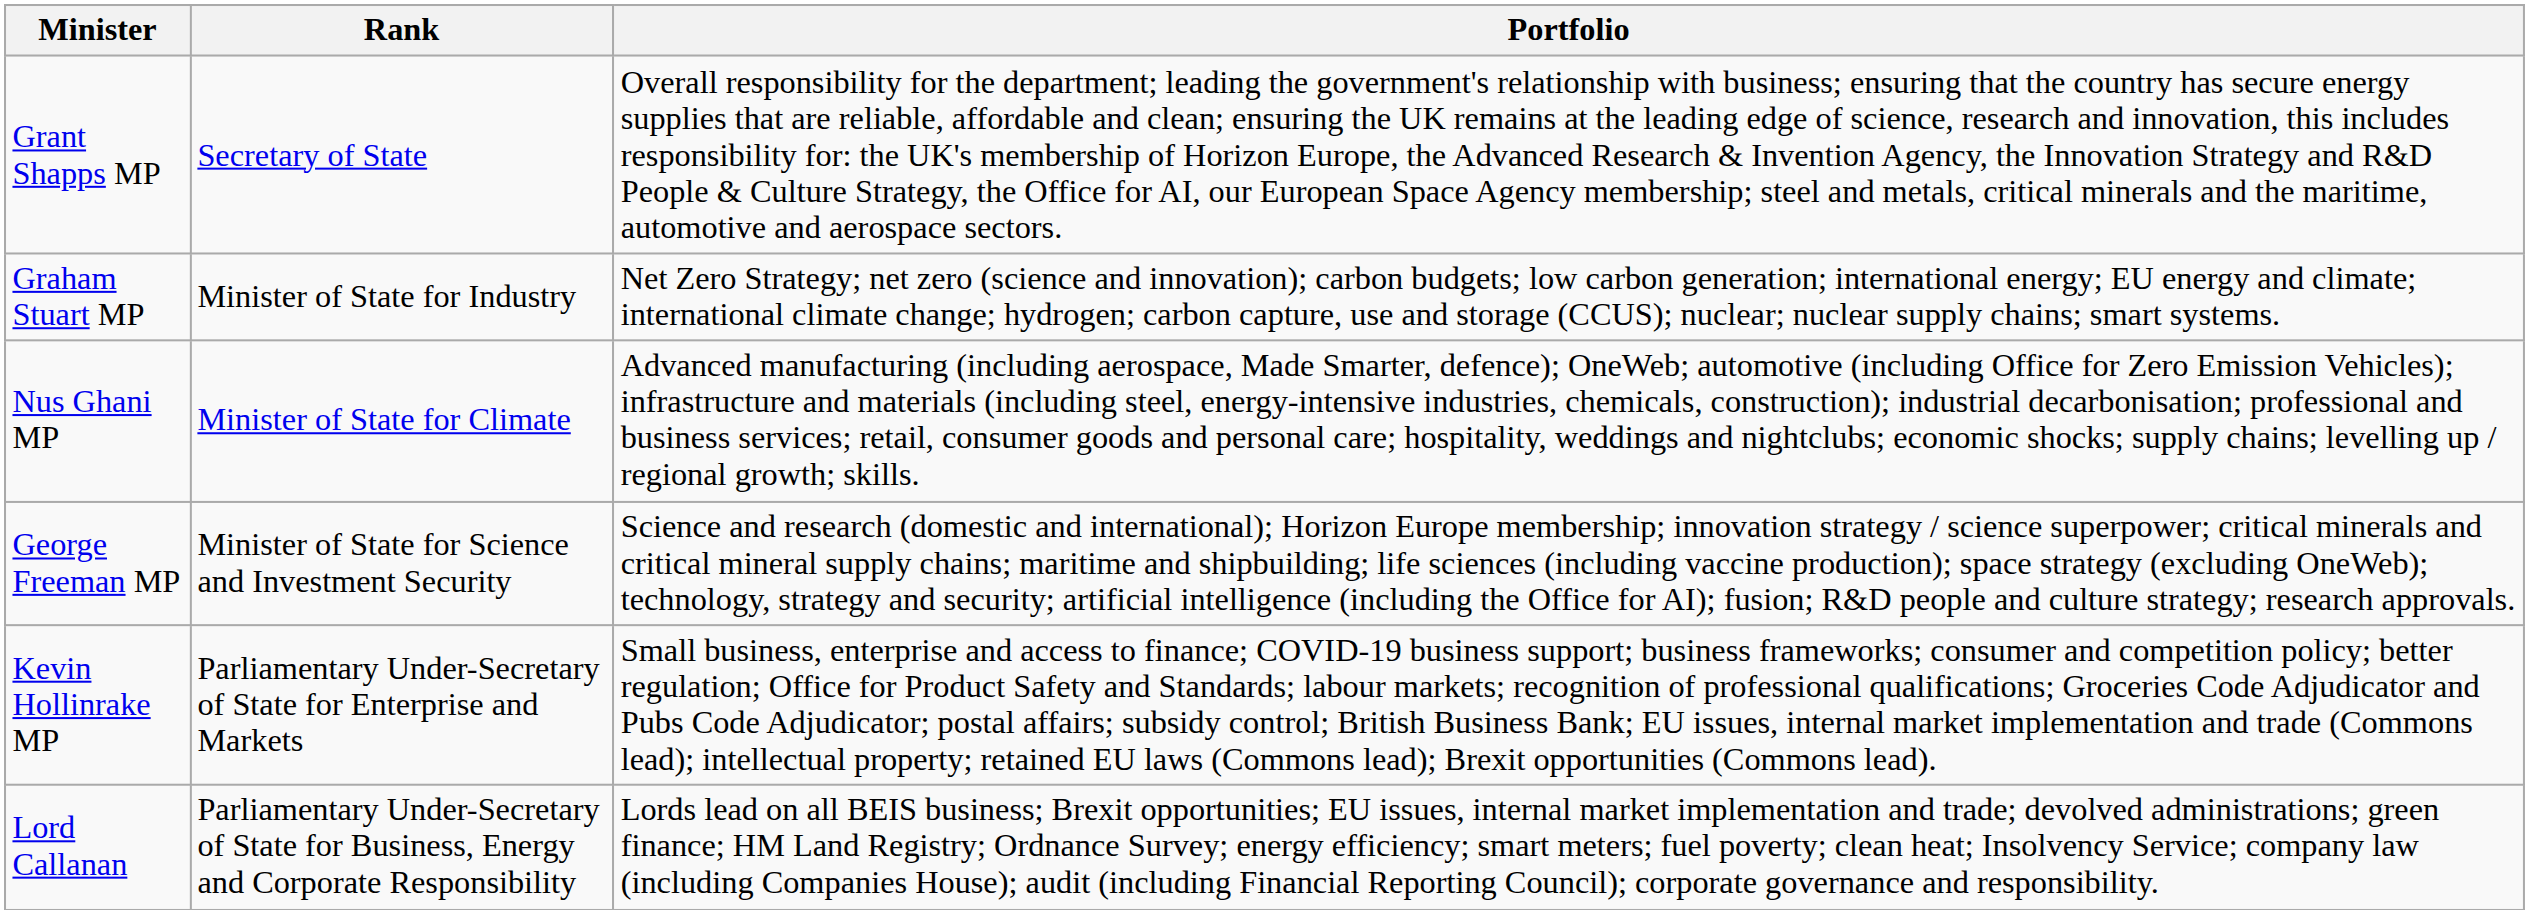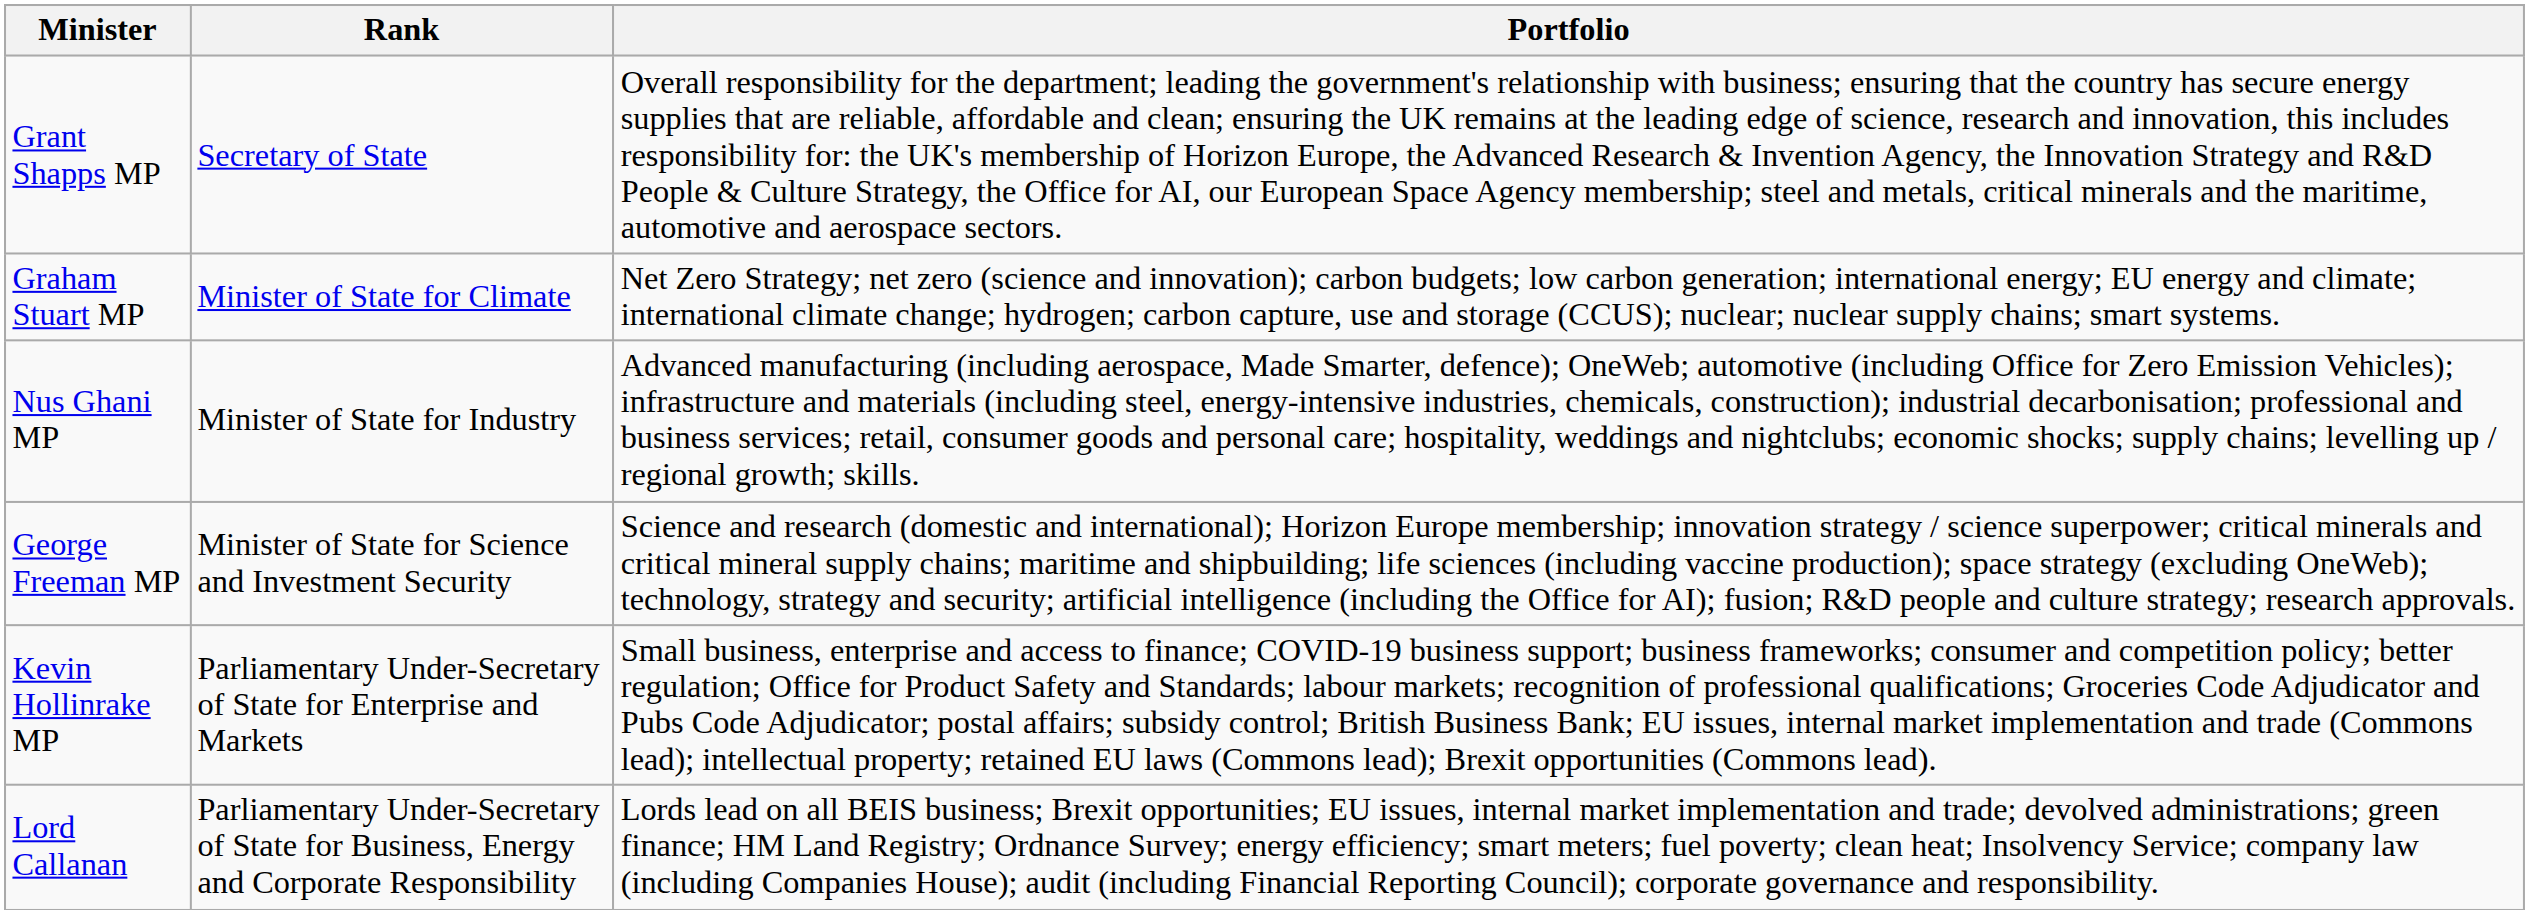(387, 296) Minister of State for Industry -> (384, 296) Minister of State for Climate
(384, 420) Minister of State for Climate -> (387, 420) Minister of State for Industry
